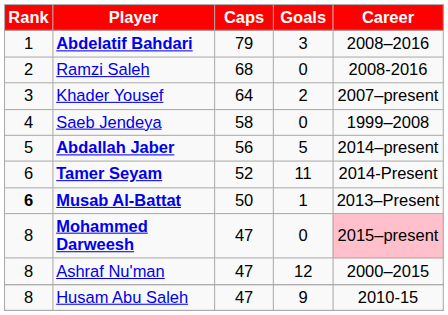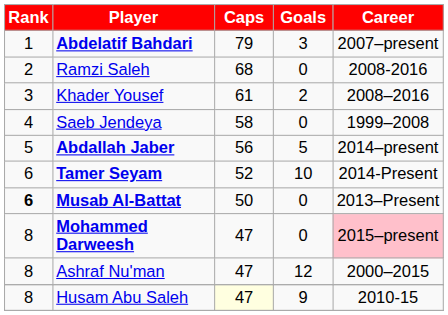(388, 43) 2008–2016 -> (388, 43) 2007–present
(244, 95) 64 -> (244, 95) 61
(388, 95) 2007–present -> (388, 95) 2008–2016
(303, 174) 11 -> (303, 174) 10
(303, 200) 1 -> (303, 200) 0
(244, 297) no background -> (244, 297) lightyellow background
